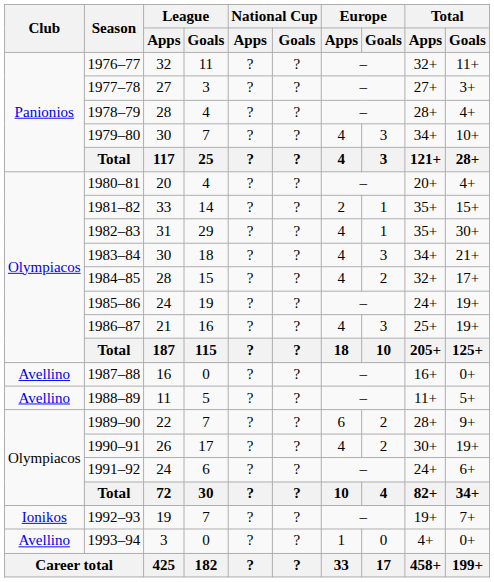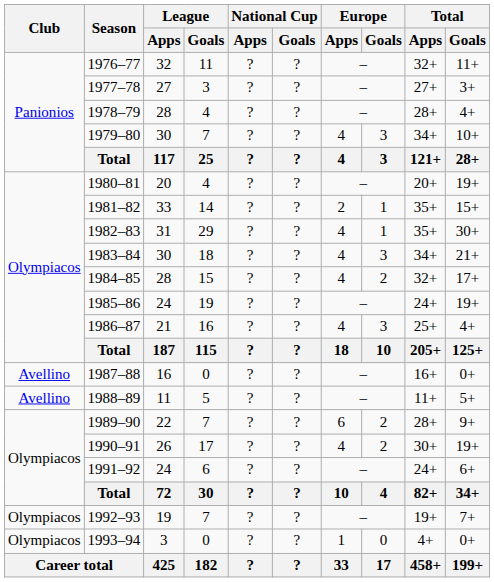(468, 183) 4+ -> (468, 183) 19+
(468, 326) 19+ -> (468, 326) 4+
(44, 517) Ionikos -> (44, 517) Olympiacos
(44, 541) Avellino -> (44, 541) Olympiacos
